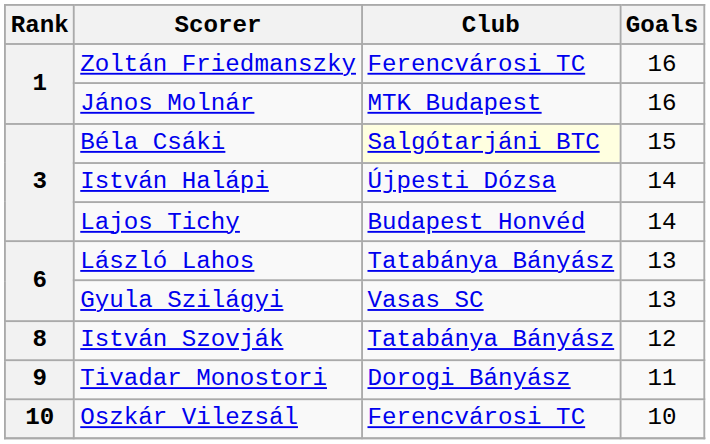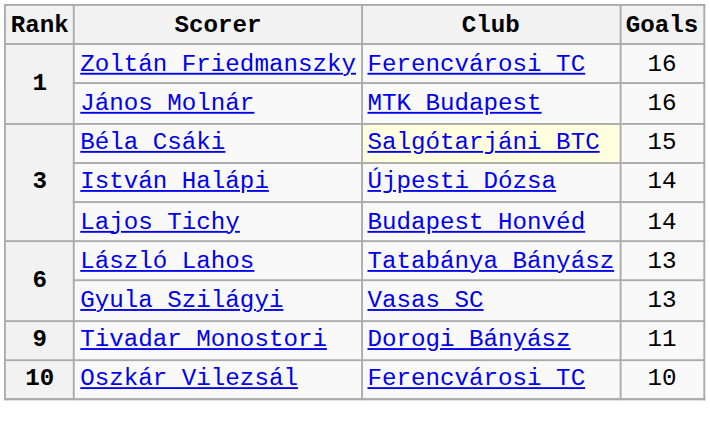- row: (182, 340)
